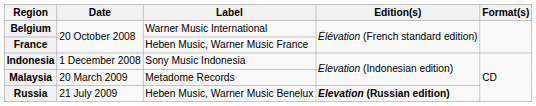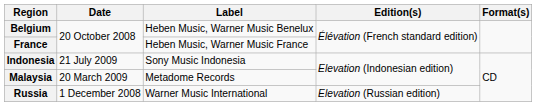(206, 28) Warner Music International -> (229, 28) Heben Music, Warner Music Benelux
(100, 61) 1 December 2008 -> (88, 61) 21 July 2009
(88, 93) 21 July 2009 -> (100, 93) 1 December 2008
(229, 93) Heben Music, Warner Music Benelux -> (206, 93) Warner Music International
(384, 93) bold -> (379, 93) normal
